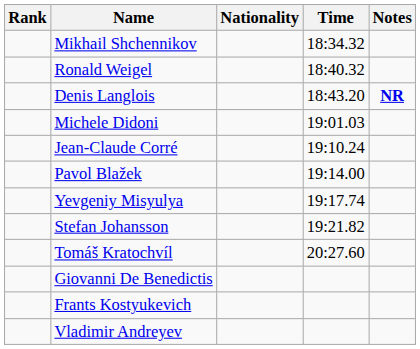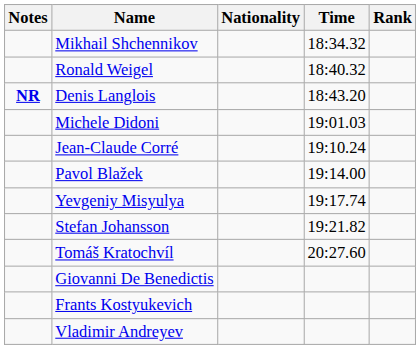columns swapped: (28, 17) <-> (392, 17)
